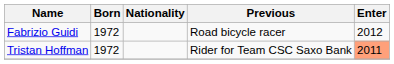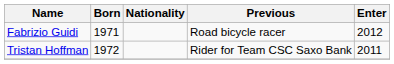(106, 31) 1972 -> (106, 31) 1971
(370, 50) lightsalmon background -> (370, 50) no background
